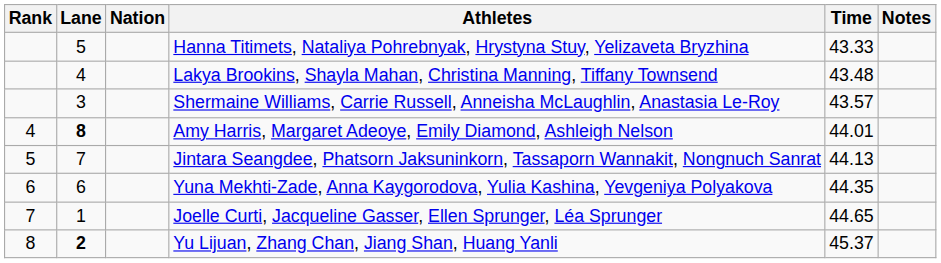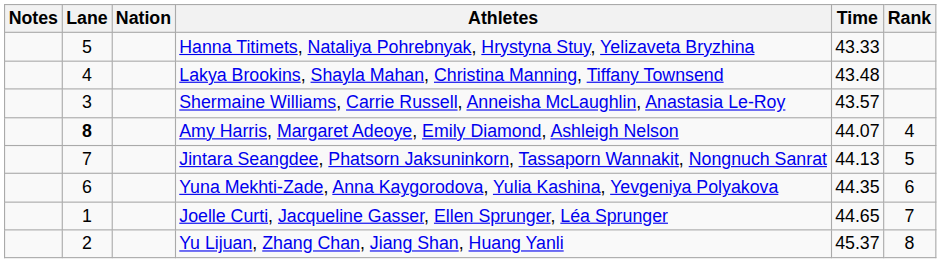columns swapped: (30, 18) <-> (907, 18)
(851, 131) 44.01 -> (857, 131) 44.07
(81, 243) bold -> (87, 243) normal
